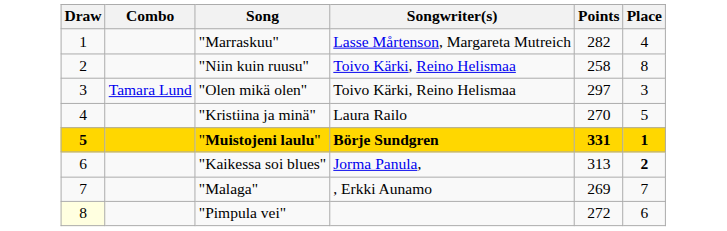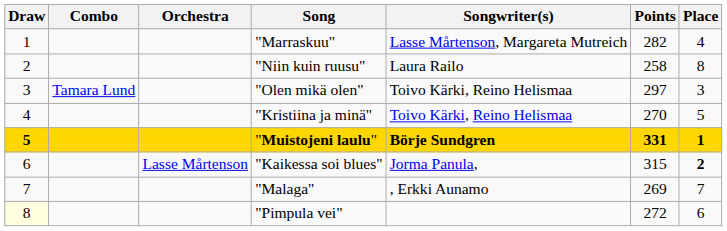+ column: (195, 16)
(425, 66) Toivo Kärki, Reino Helismaa -> (427, 66) Laura Railo
(370, 115) Laura Railo -> (481, 115) Toivo Kärki, Reino Helismaa
(599, 164) 313 -> (655, 164) 315
